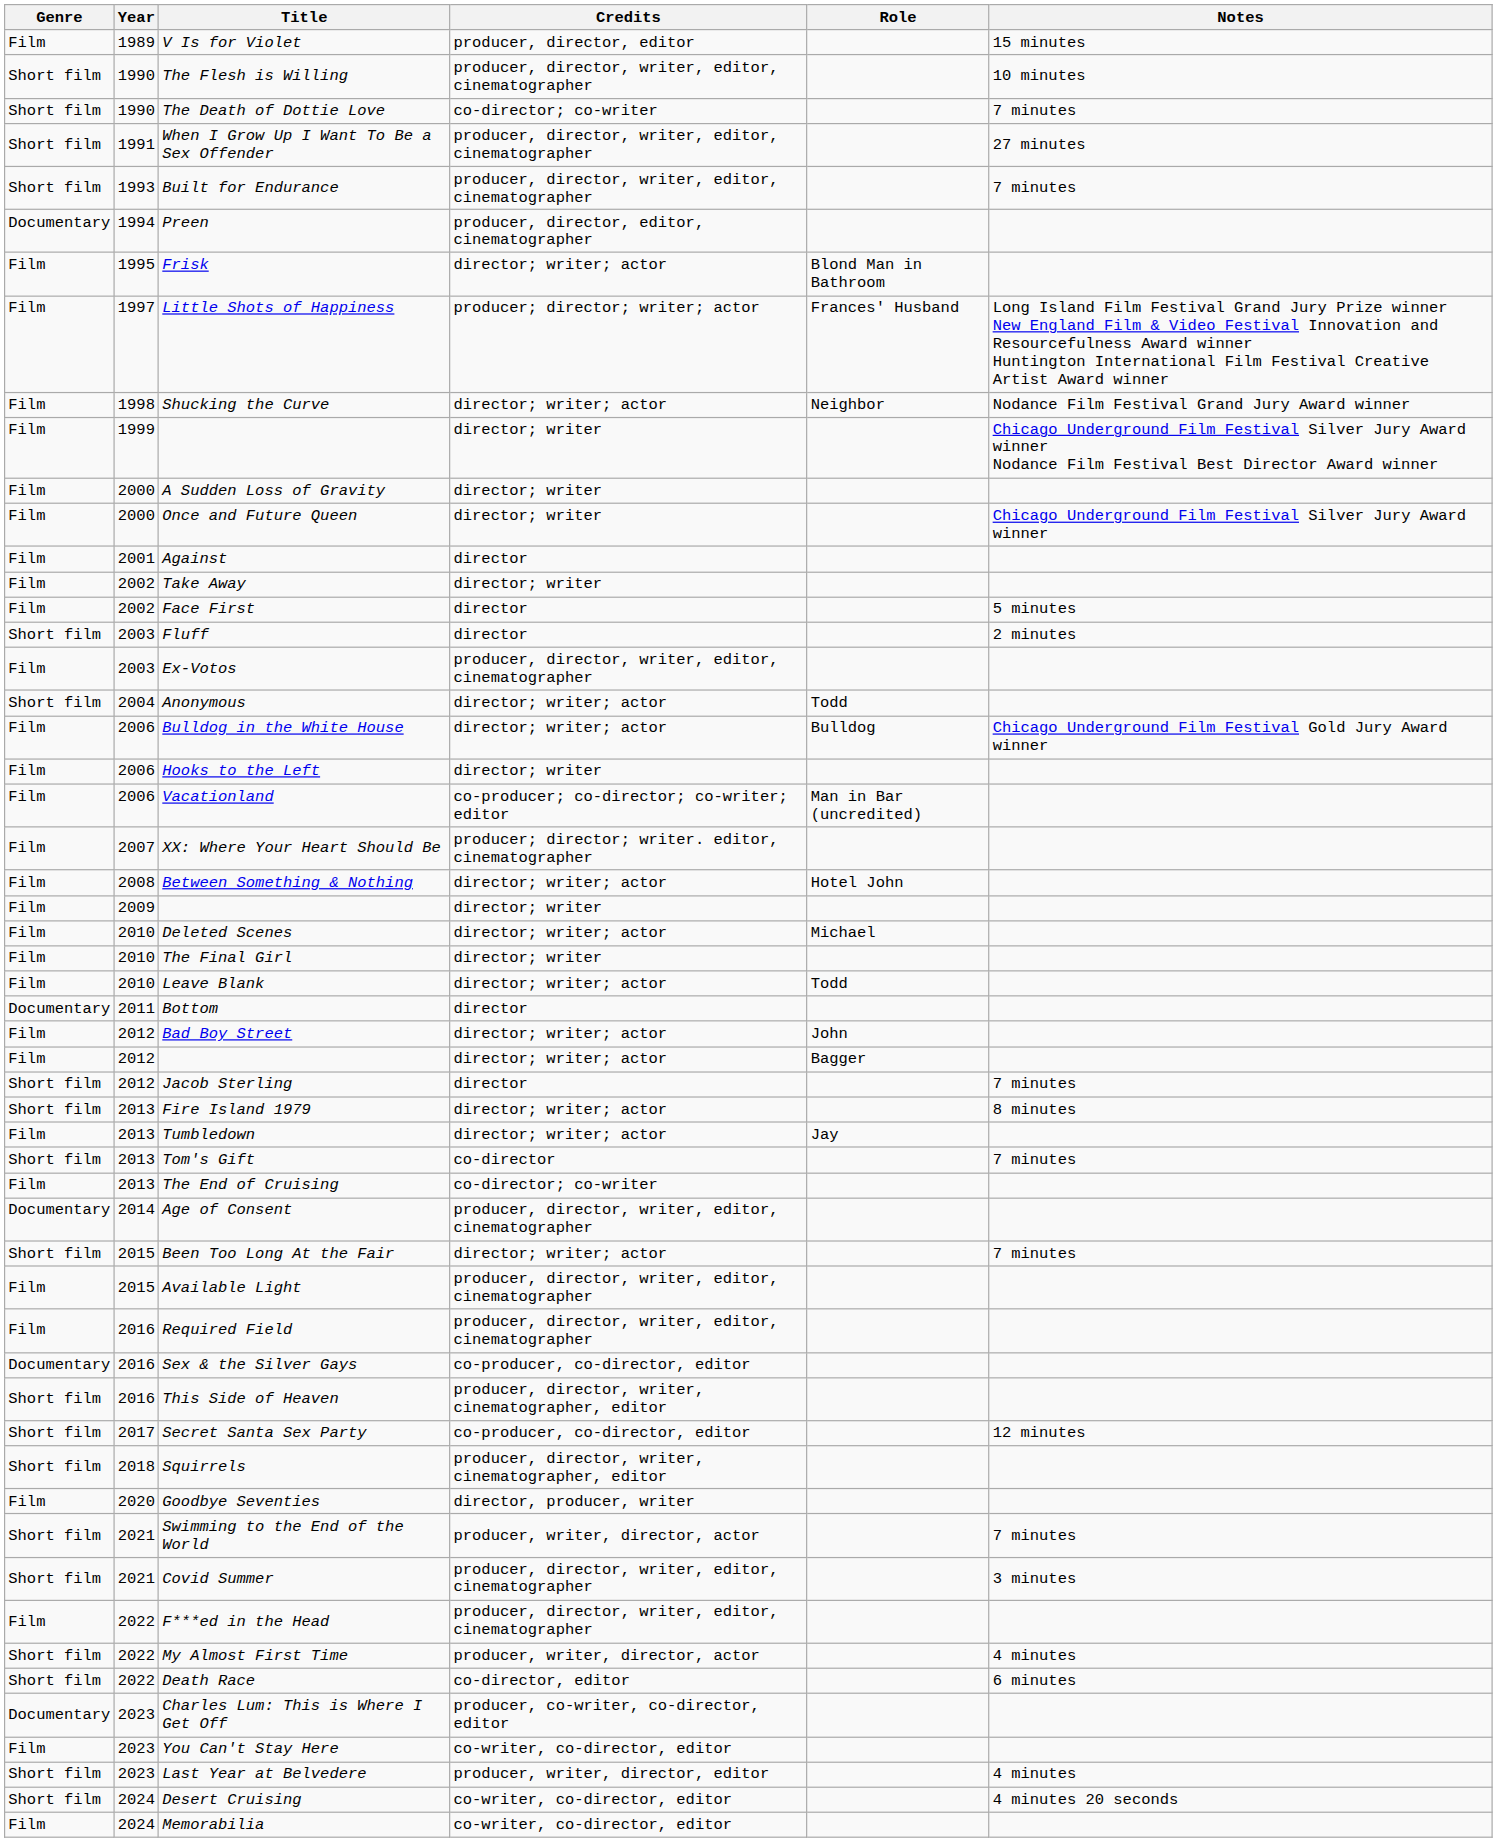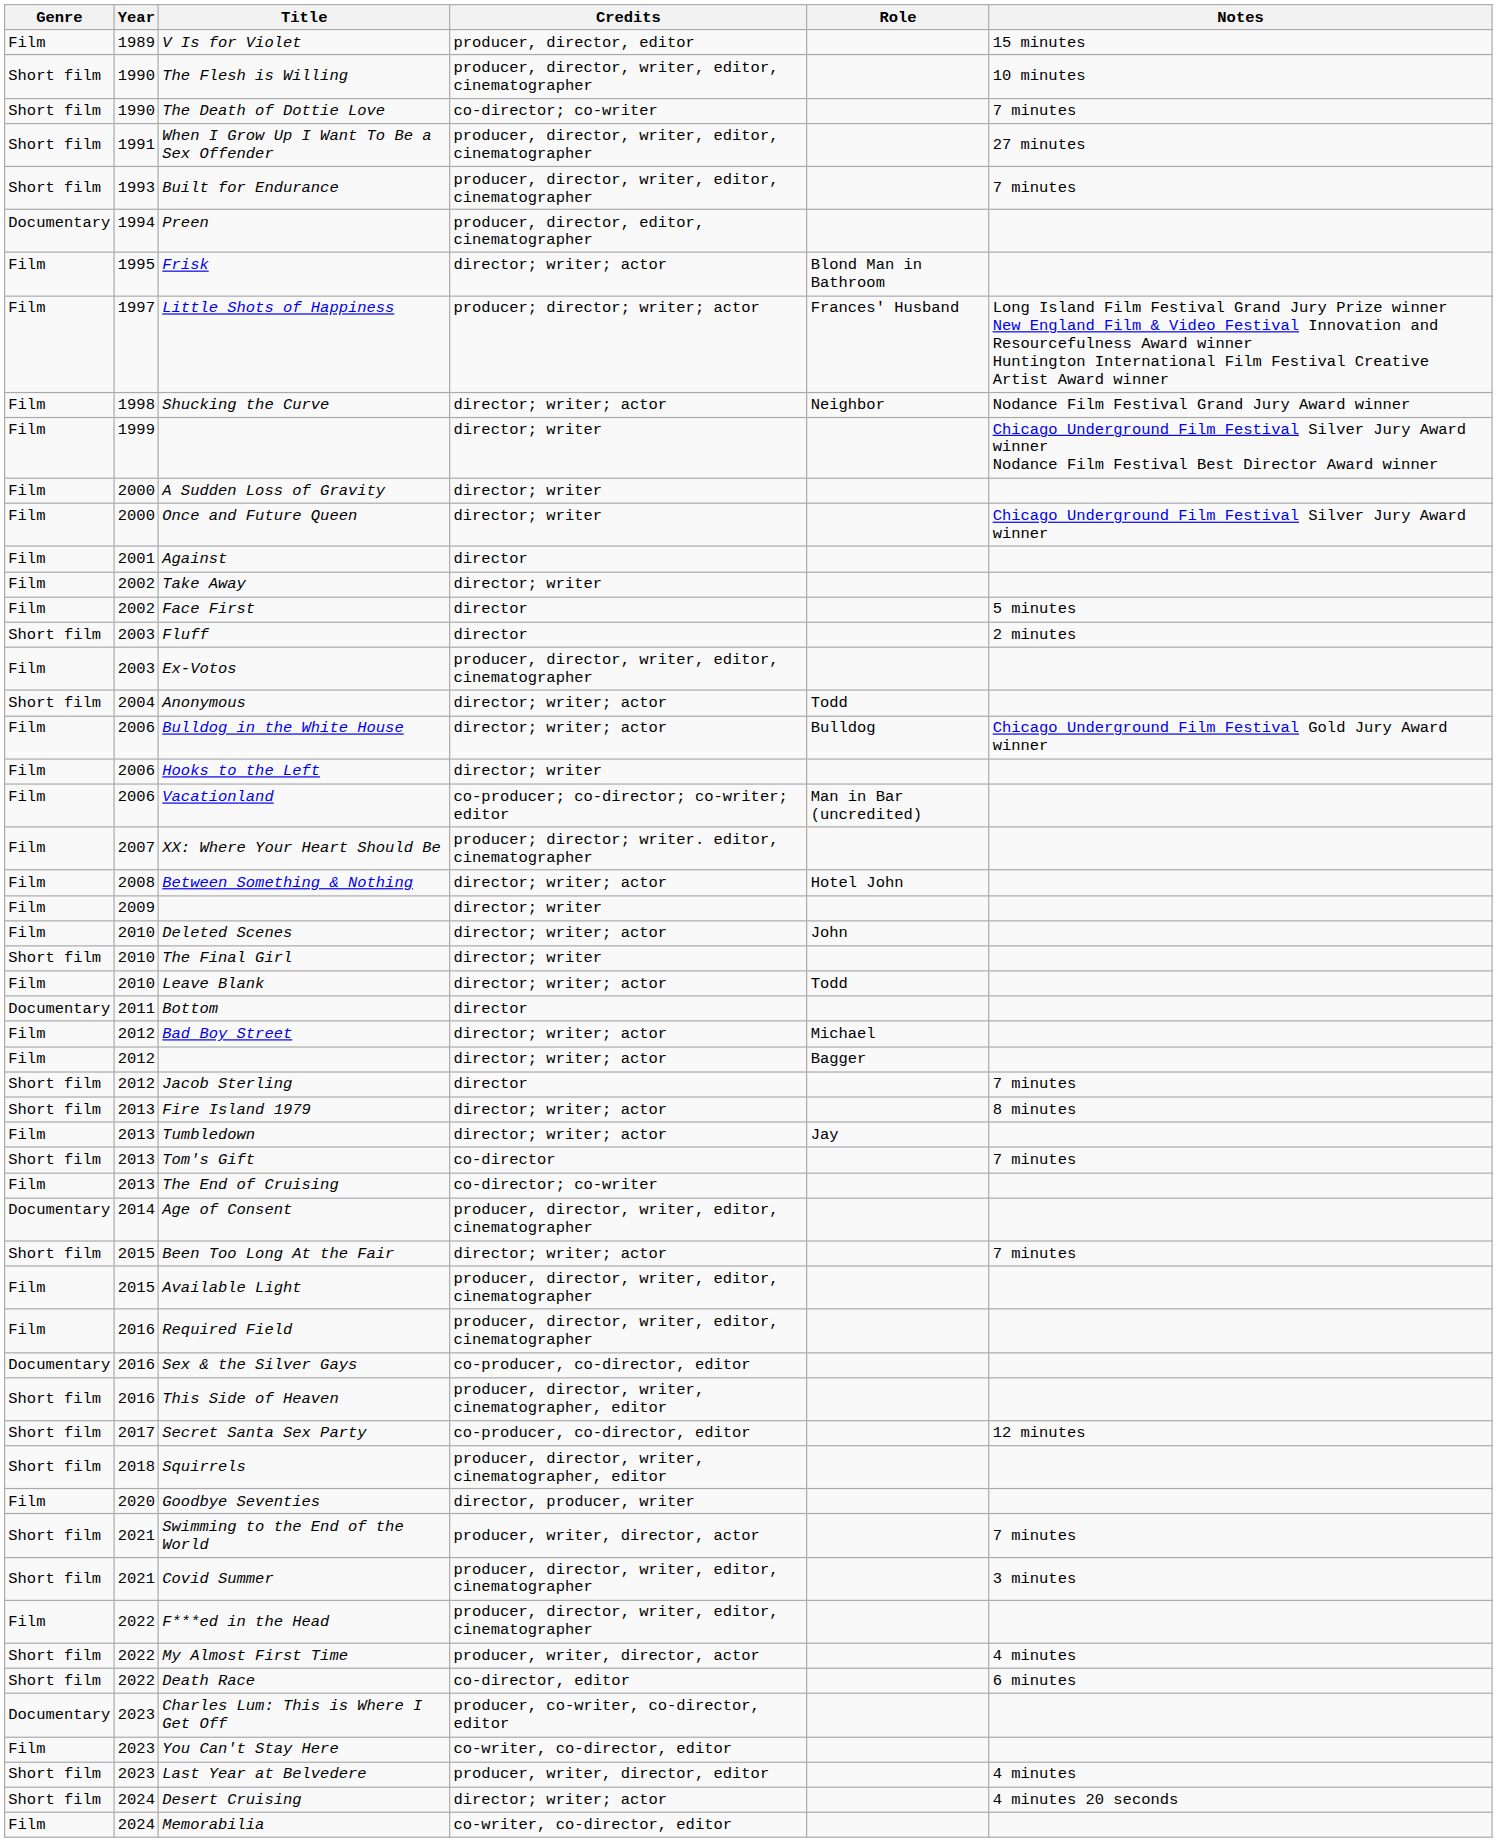(843, 933) Michael -> (829, 933) John
(27, 958) Film -> (55, 958) Short film
(829, 1034) John -> (843, 1034) Michael
(593, 1800) co-writer, co-director, editor -> (560, 1800) director; writer; actor
